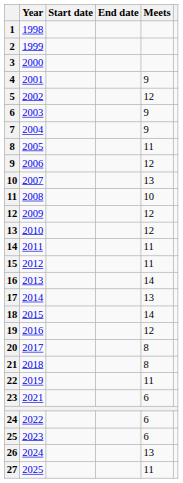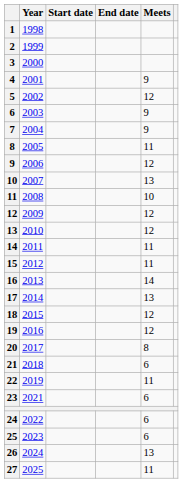(149, 314) 14 -> (149, 314) 12
(146, 364) 8 -> (146, 364) 6
